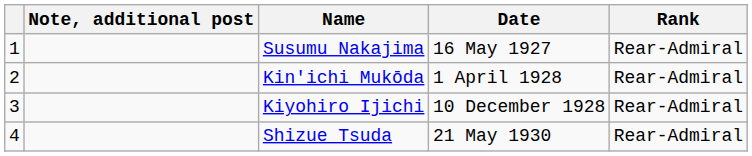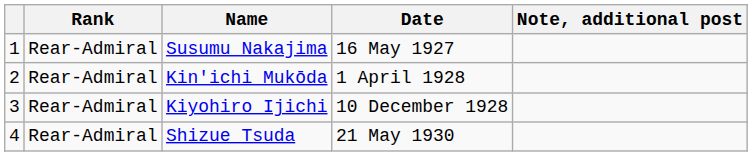columns swapped: (678, 19) <-> (141, 19)
